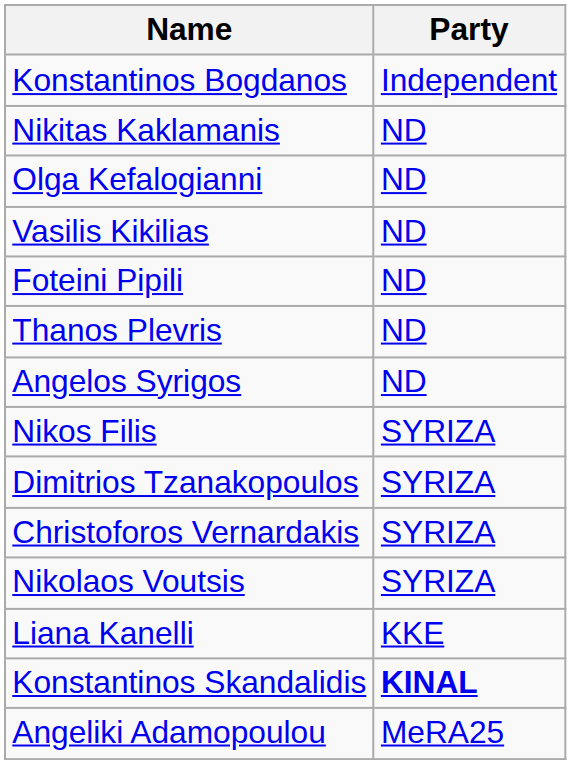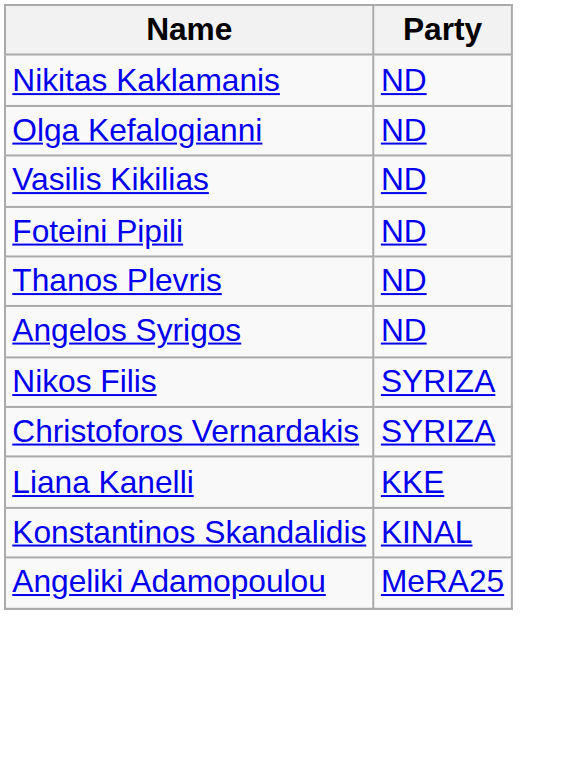- row: (180, 79)
- row: (185, 481)
- row: (129, 582)
(429, 682) bold -> (427, 532) normal
